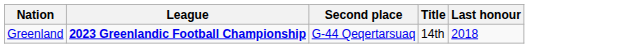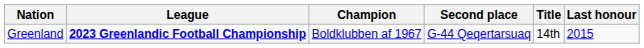+ column: (367, 14)
(465, 34) 2018 -> (580, 34) 2015
